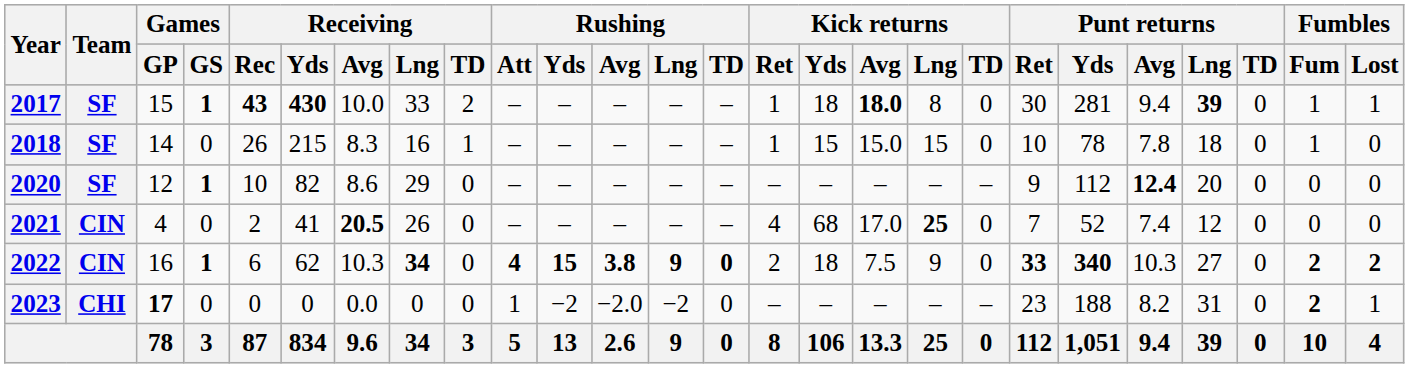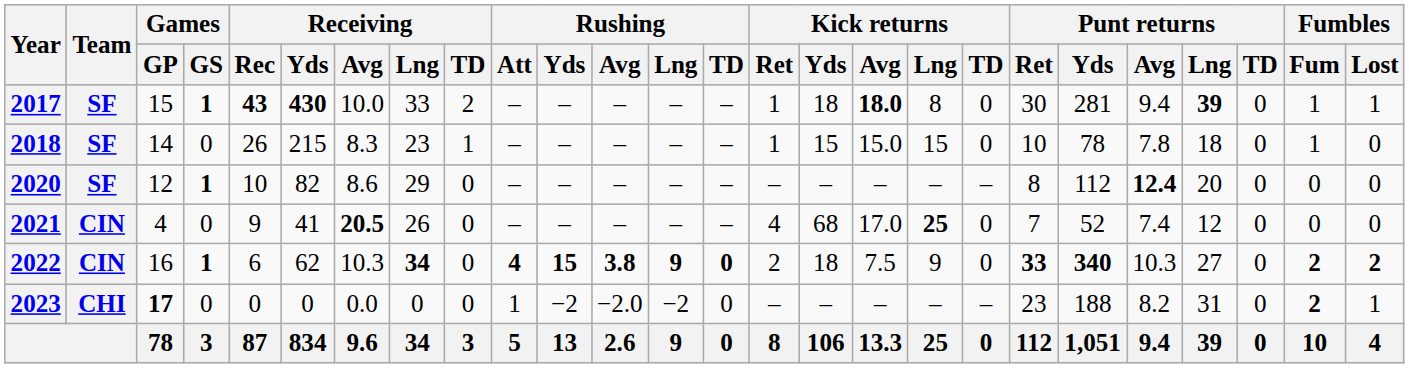(417, 143) 16 -> (417, 143) 23
(1034, 183) 9 -> (1034, 183) 8
(255, 223) 2 -> (255, 223) 9
